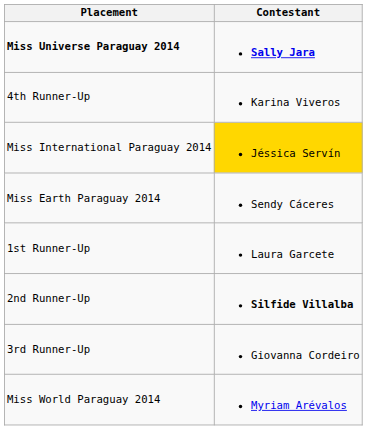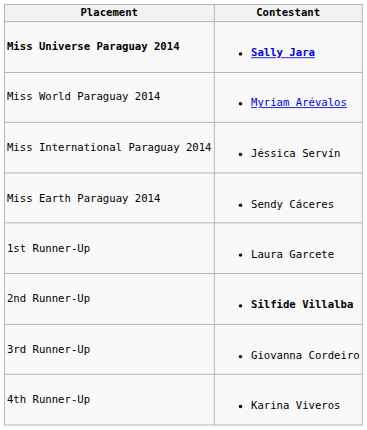rows swapped: (84, 400) <-> (49, 98)
(288, 154) gold background -> (288, 154) no background
